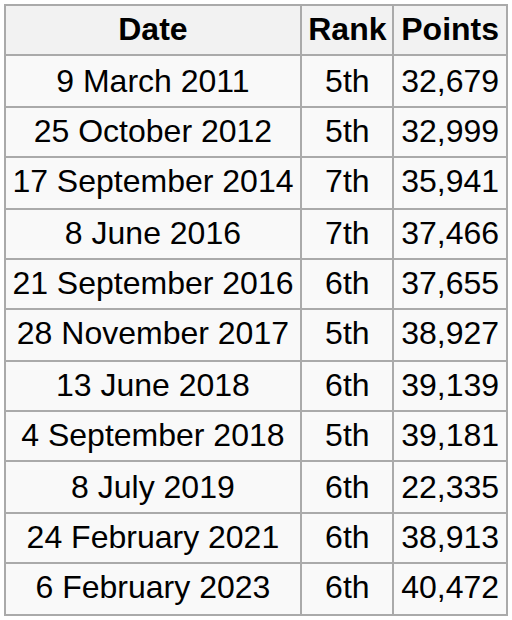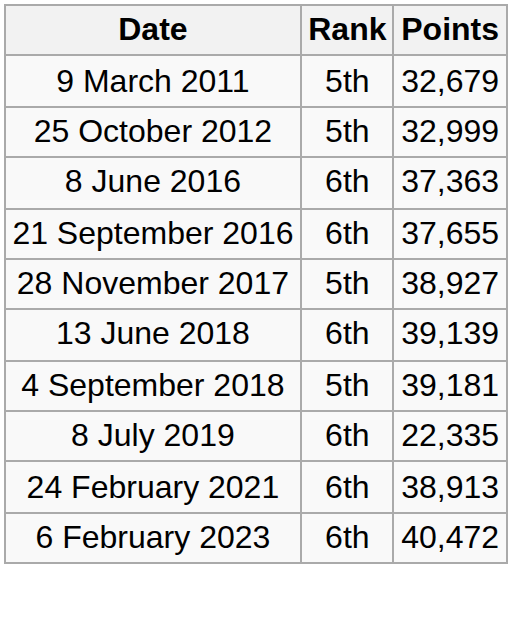- row: (153, 182)
(347, 232) 7th -> (347, 182) 6th
(450, 232) 37,466 -> (450, 182) 37,363
